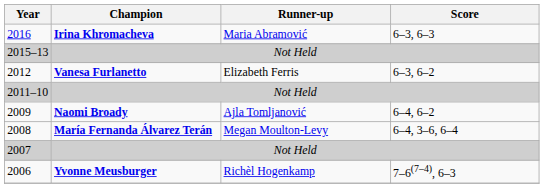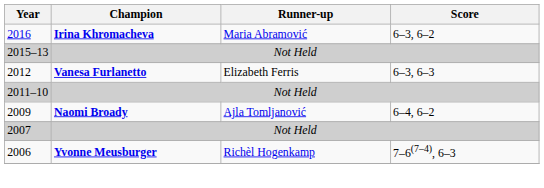(414, 34) 6–3, 6–3 -> (414, 34) 6–3, 6–2
(414, 73) 6–3, 6–2 -> (414, 73) 6–3, 6–3
- row: (19, 131)
